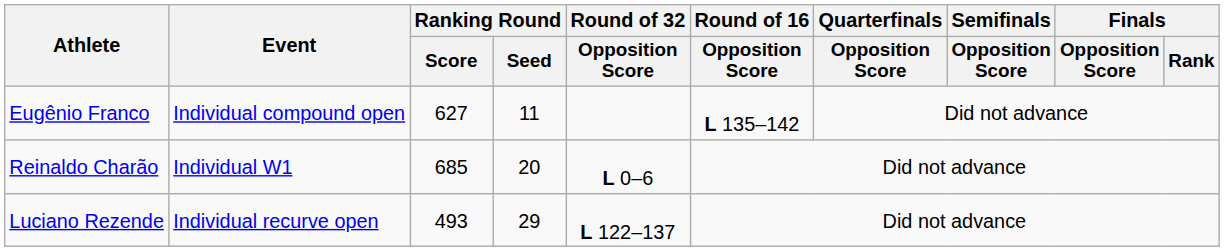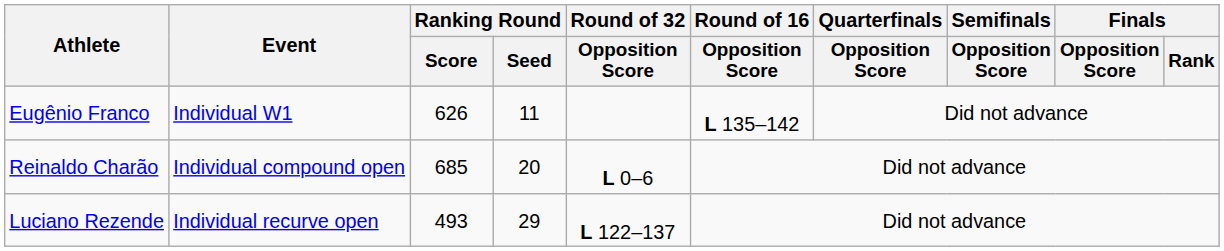(289, 114) Individual compound open -> (233, 114) Individual W1
(451, 114) 627 -> (451, 114) 626
(233, 167) Individual W1 -> (289, 167) Individual compound open
